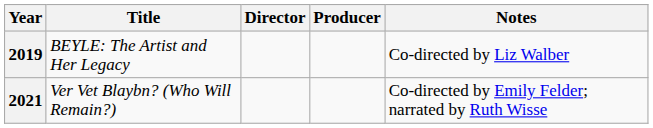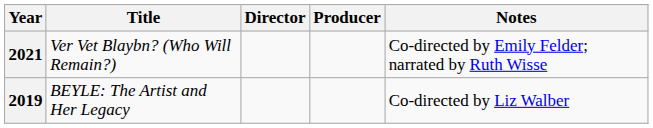rows swapped: (25, 54) <-> (25, 100)
